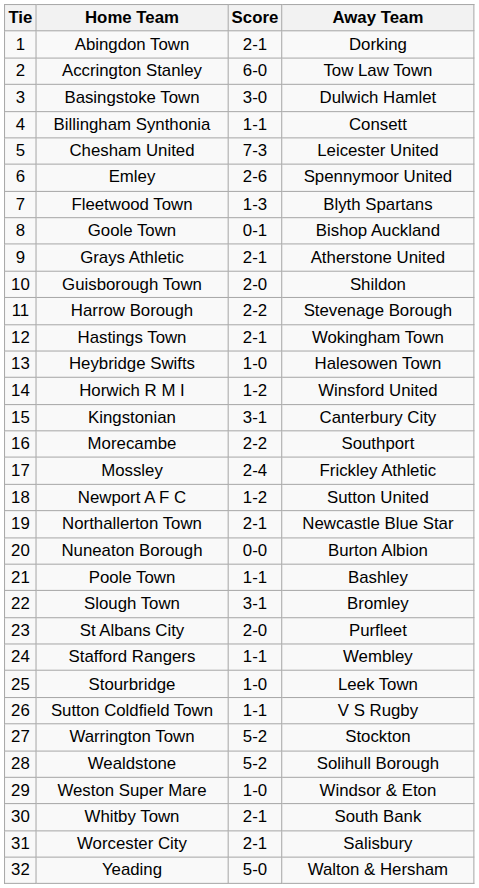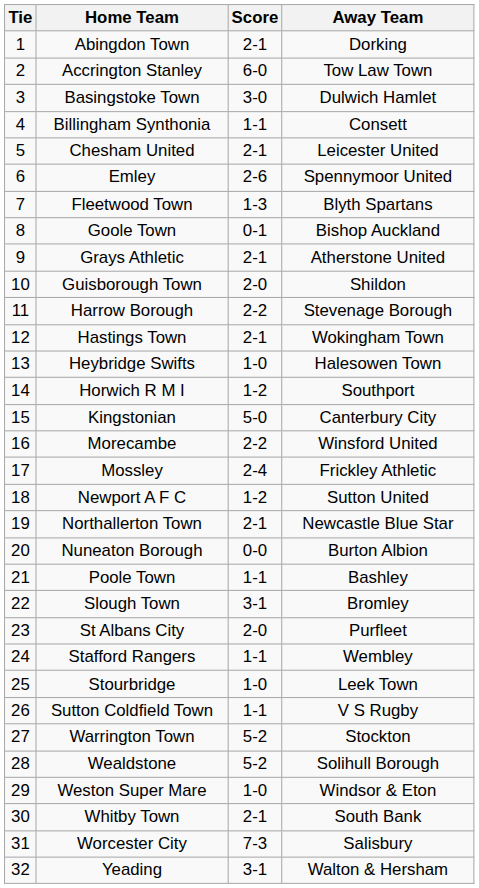(255, 151) 7-3 -> (255, 151) 2-1
(378, 390) Winsford United -> (378, 390) Southport
(255, 417) 3-1 -> (255, 417) 5-0
(378, 444) Southport -> (378, 444) Winsford United
(255, 843) 2-1 -> (255, 843) 7-3
(255, 870) 5-0 -> (255, 870) 3-1
